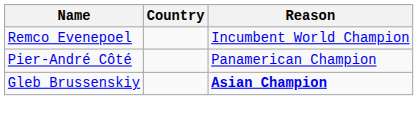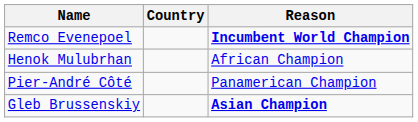(310, 38) normal -> (310, 38) bold
+ row: (70, 61)
